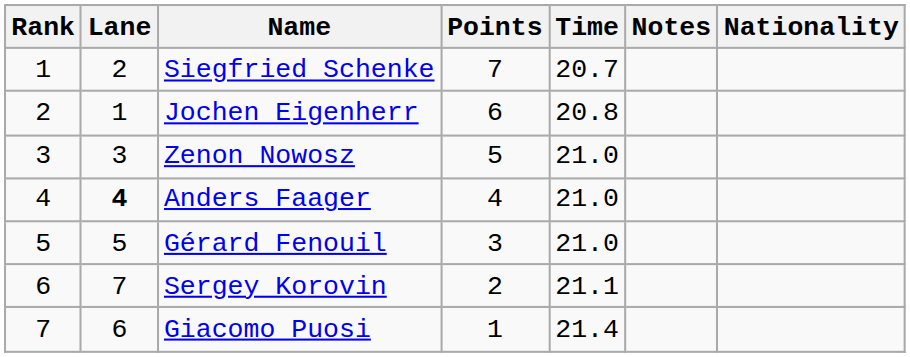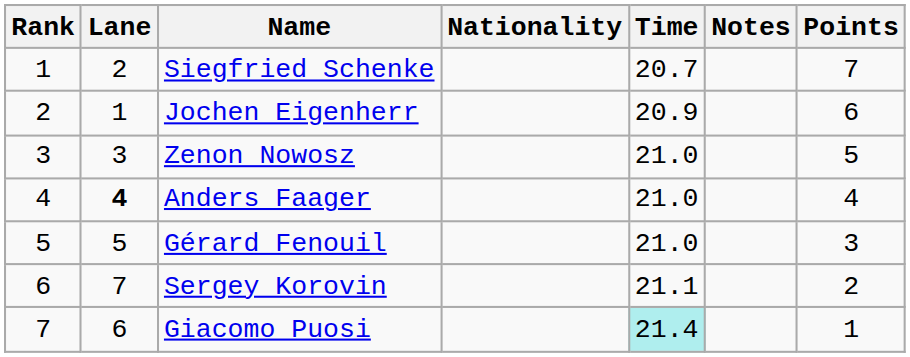columns swapped: (811, 27) <-> (495, 27)
(587, 113) 20.8 -> (667, 113) 20.9
(587, 329) no background -> (667, 329) paleturquoise background
